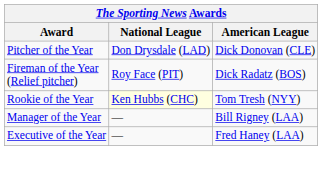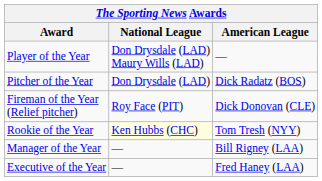+ row: (48, 56)
(265, 50) Dick Donovan (CLE) -> (260, 81) Dick Radatz (BOS)
(260, 74) Dick Radatz (BOS) -> (265, 106) Dick Donovan (CLE)
